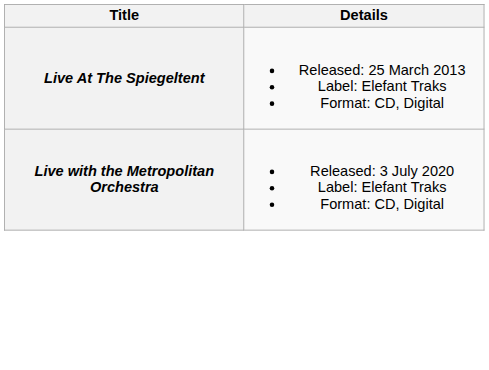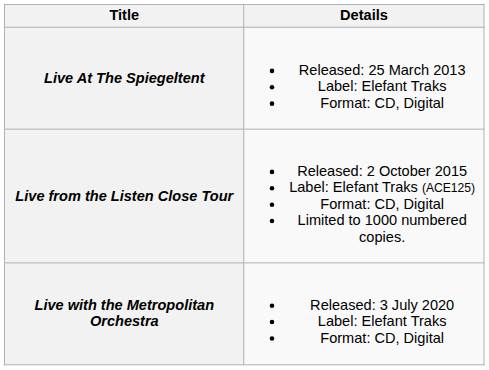+ row: (124, 195)
